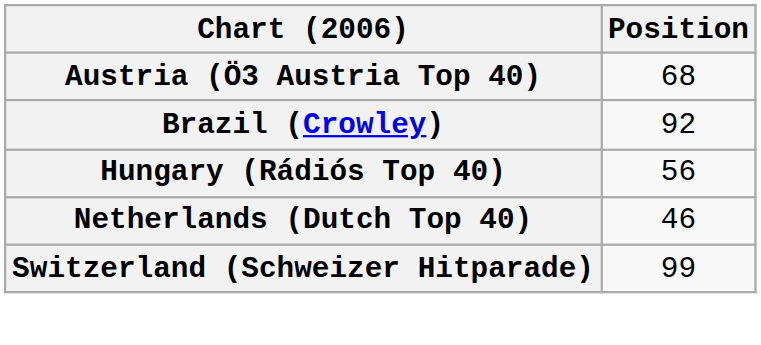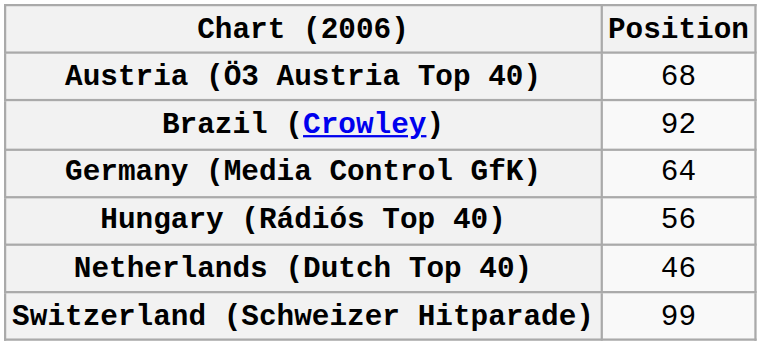+ row: (303, 173)
